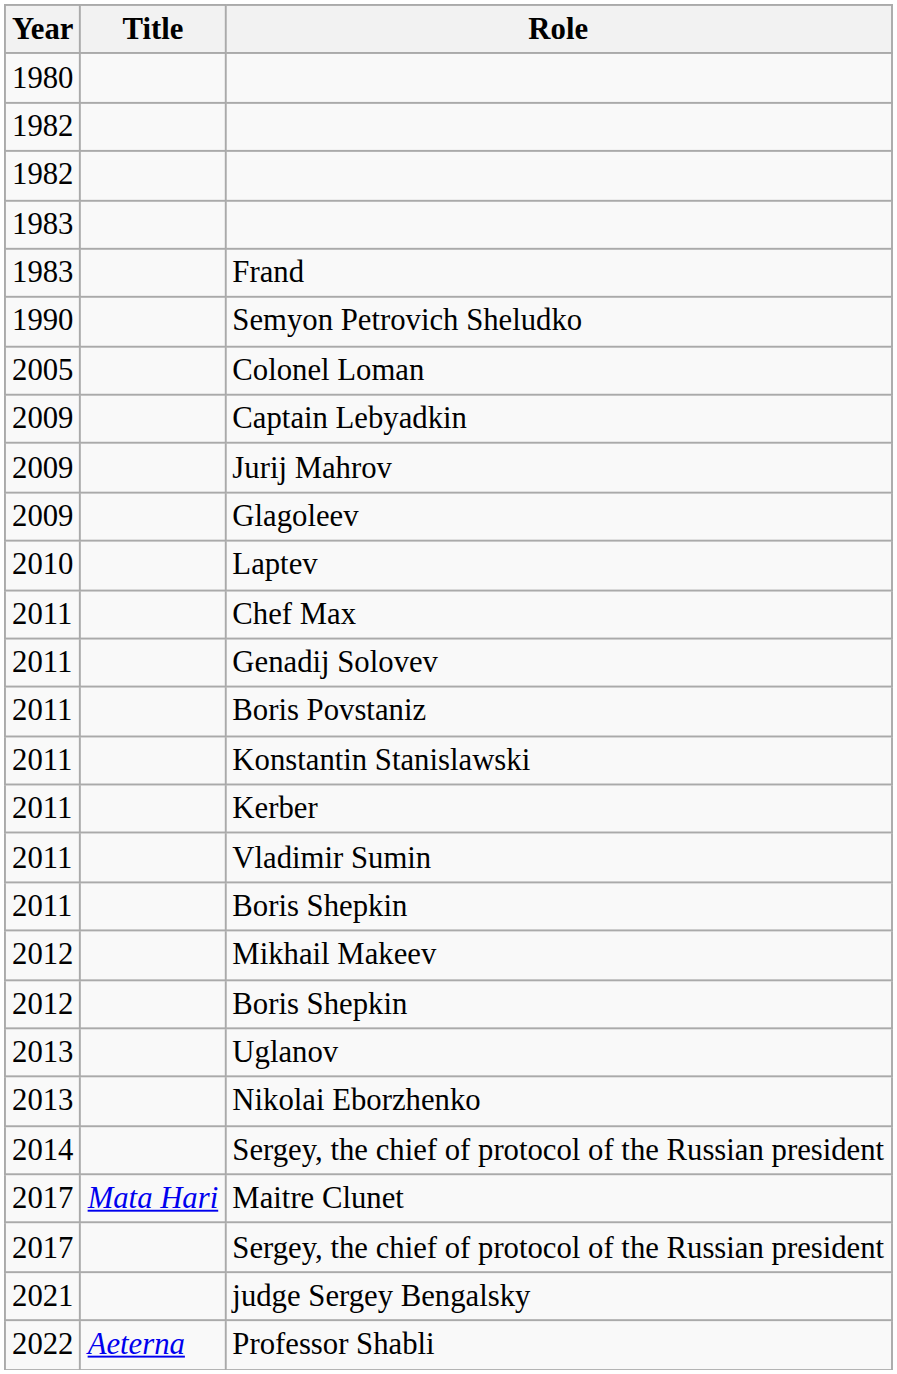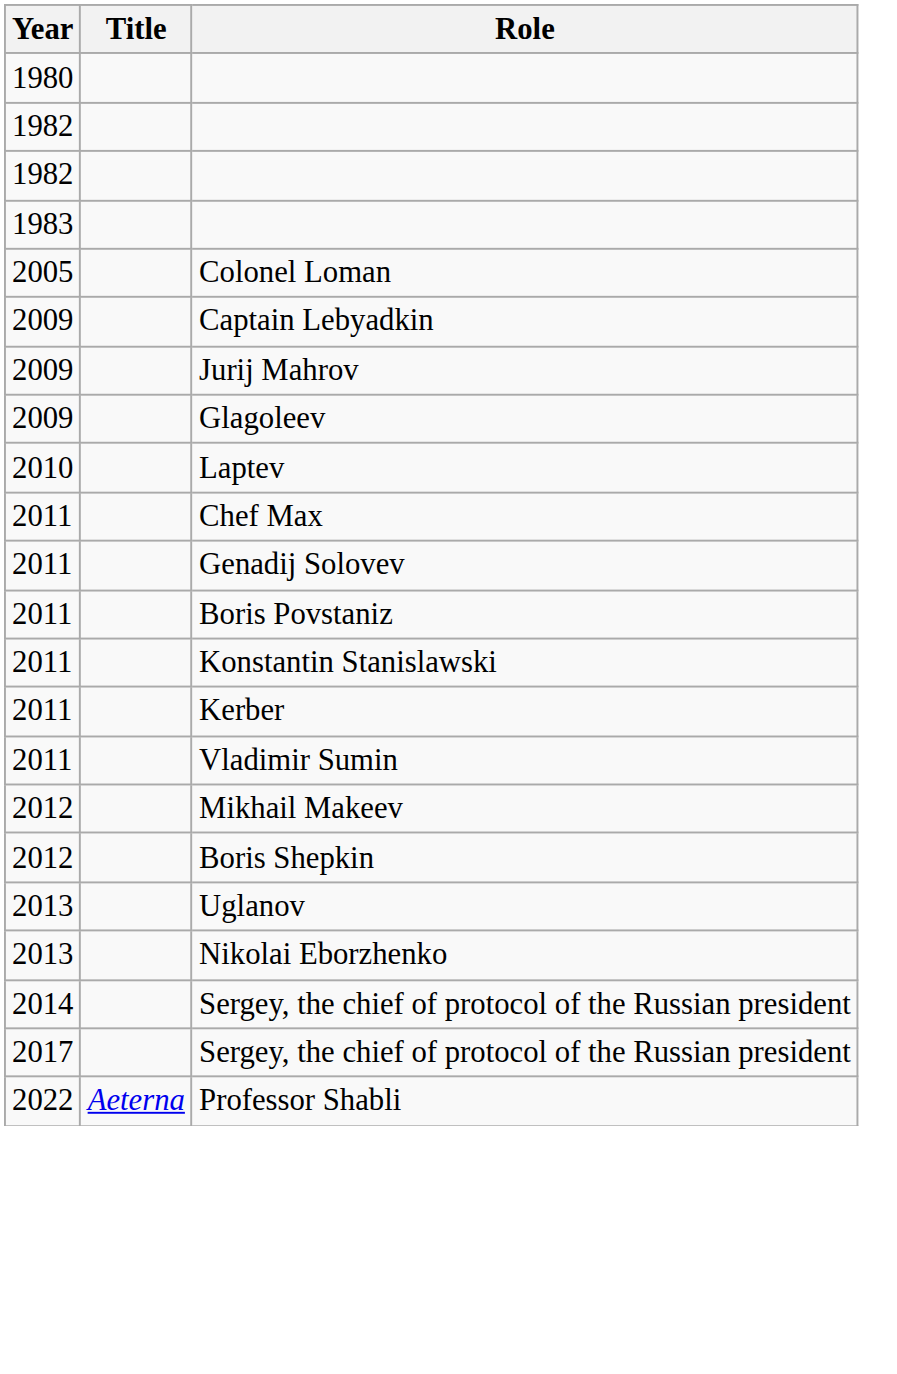- row: (43, 272)
- row: (43, 321)
- row: (42, 905)
- row: (43, 1198)
- row: (43, 1295)
